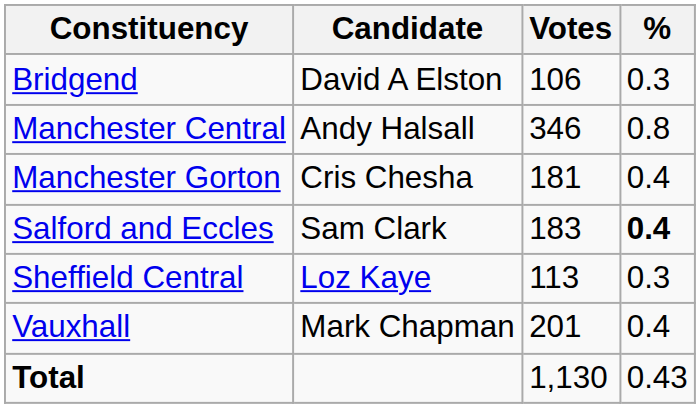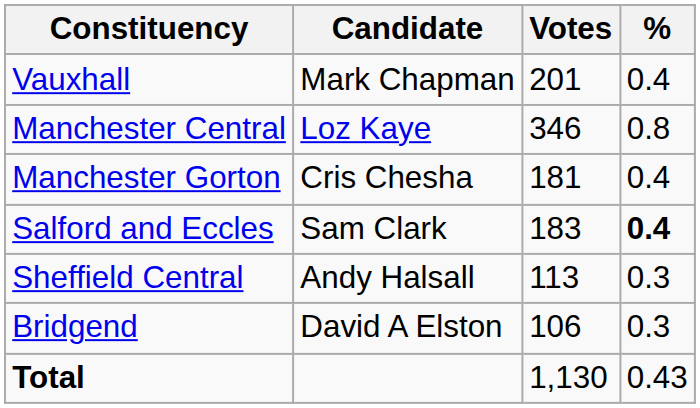rows swapped: (75, 79) <-> (71, 327)
(387, 128) Andy Halsall -> (366, 128) Loz Kaye
(366, 278) Loz Kaye -> (387, 278) Andy Halsall
